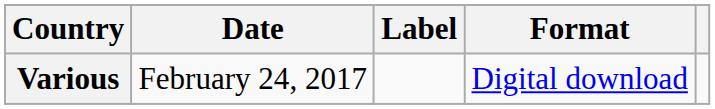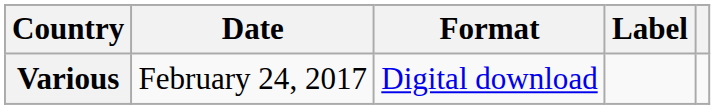columns swapped: (580, 29) <-> (419, 29)
